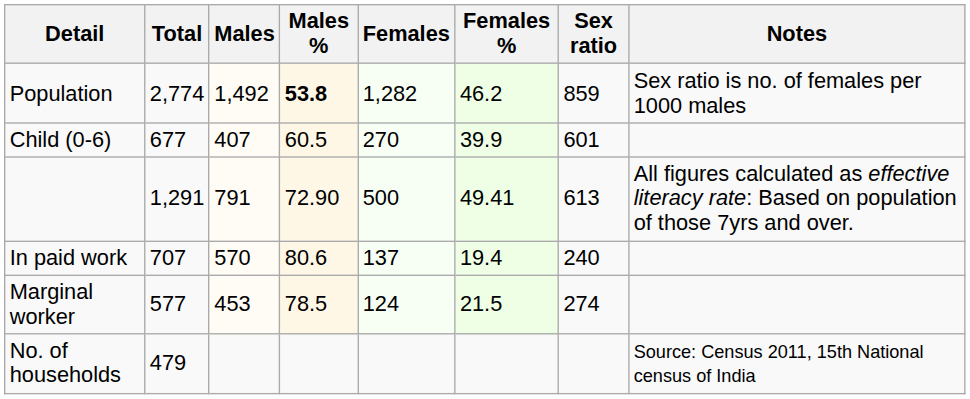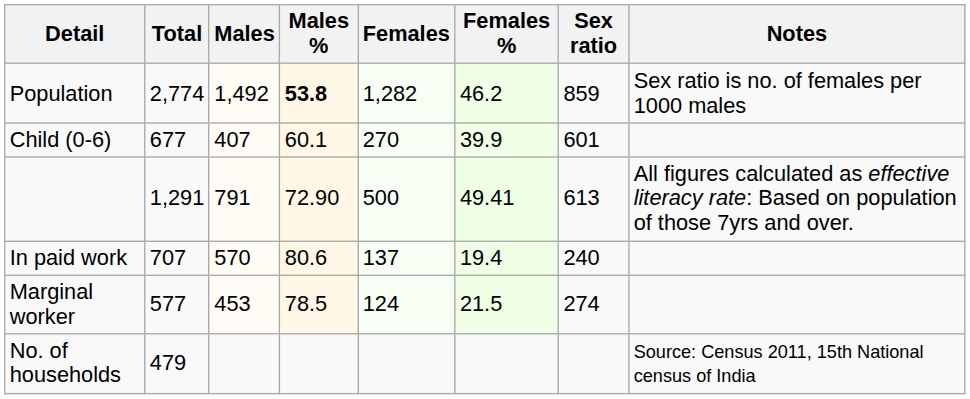(306, 139) 60.5 -> (306, 139) 60.1
